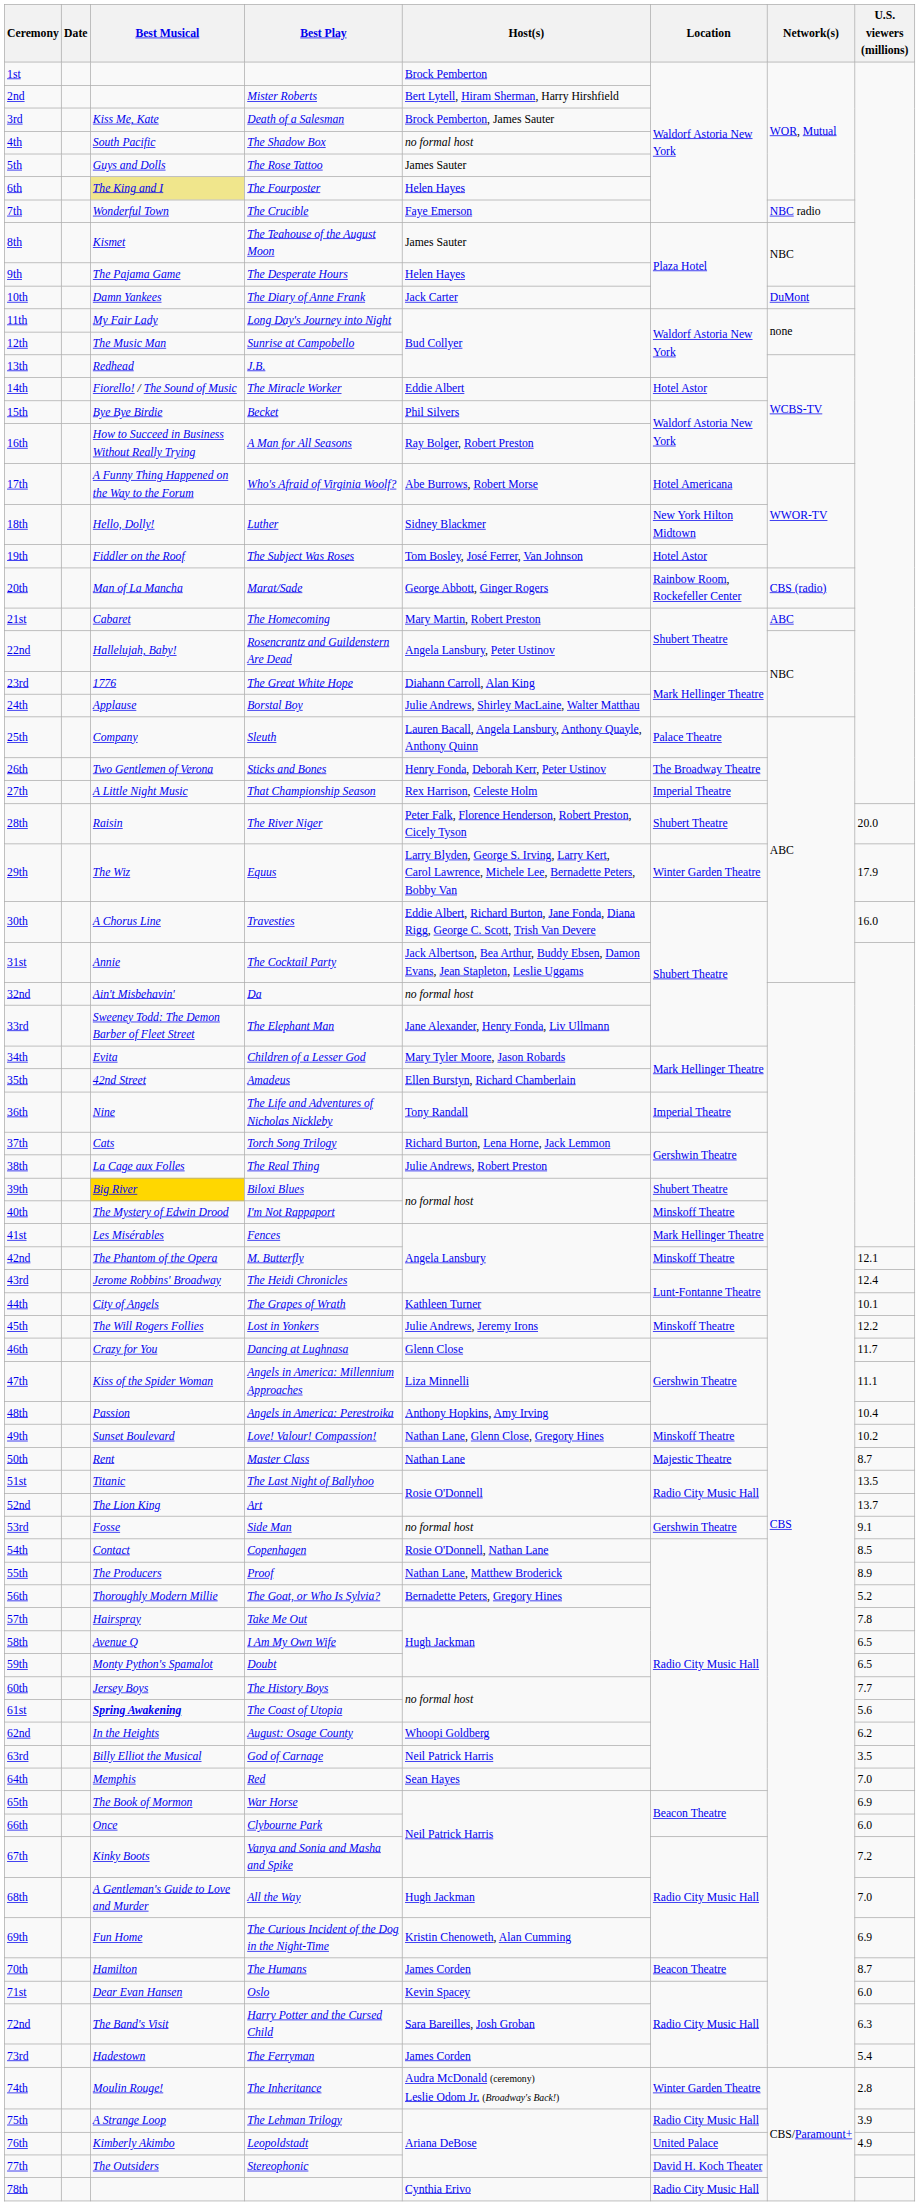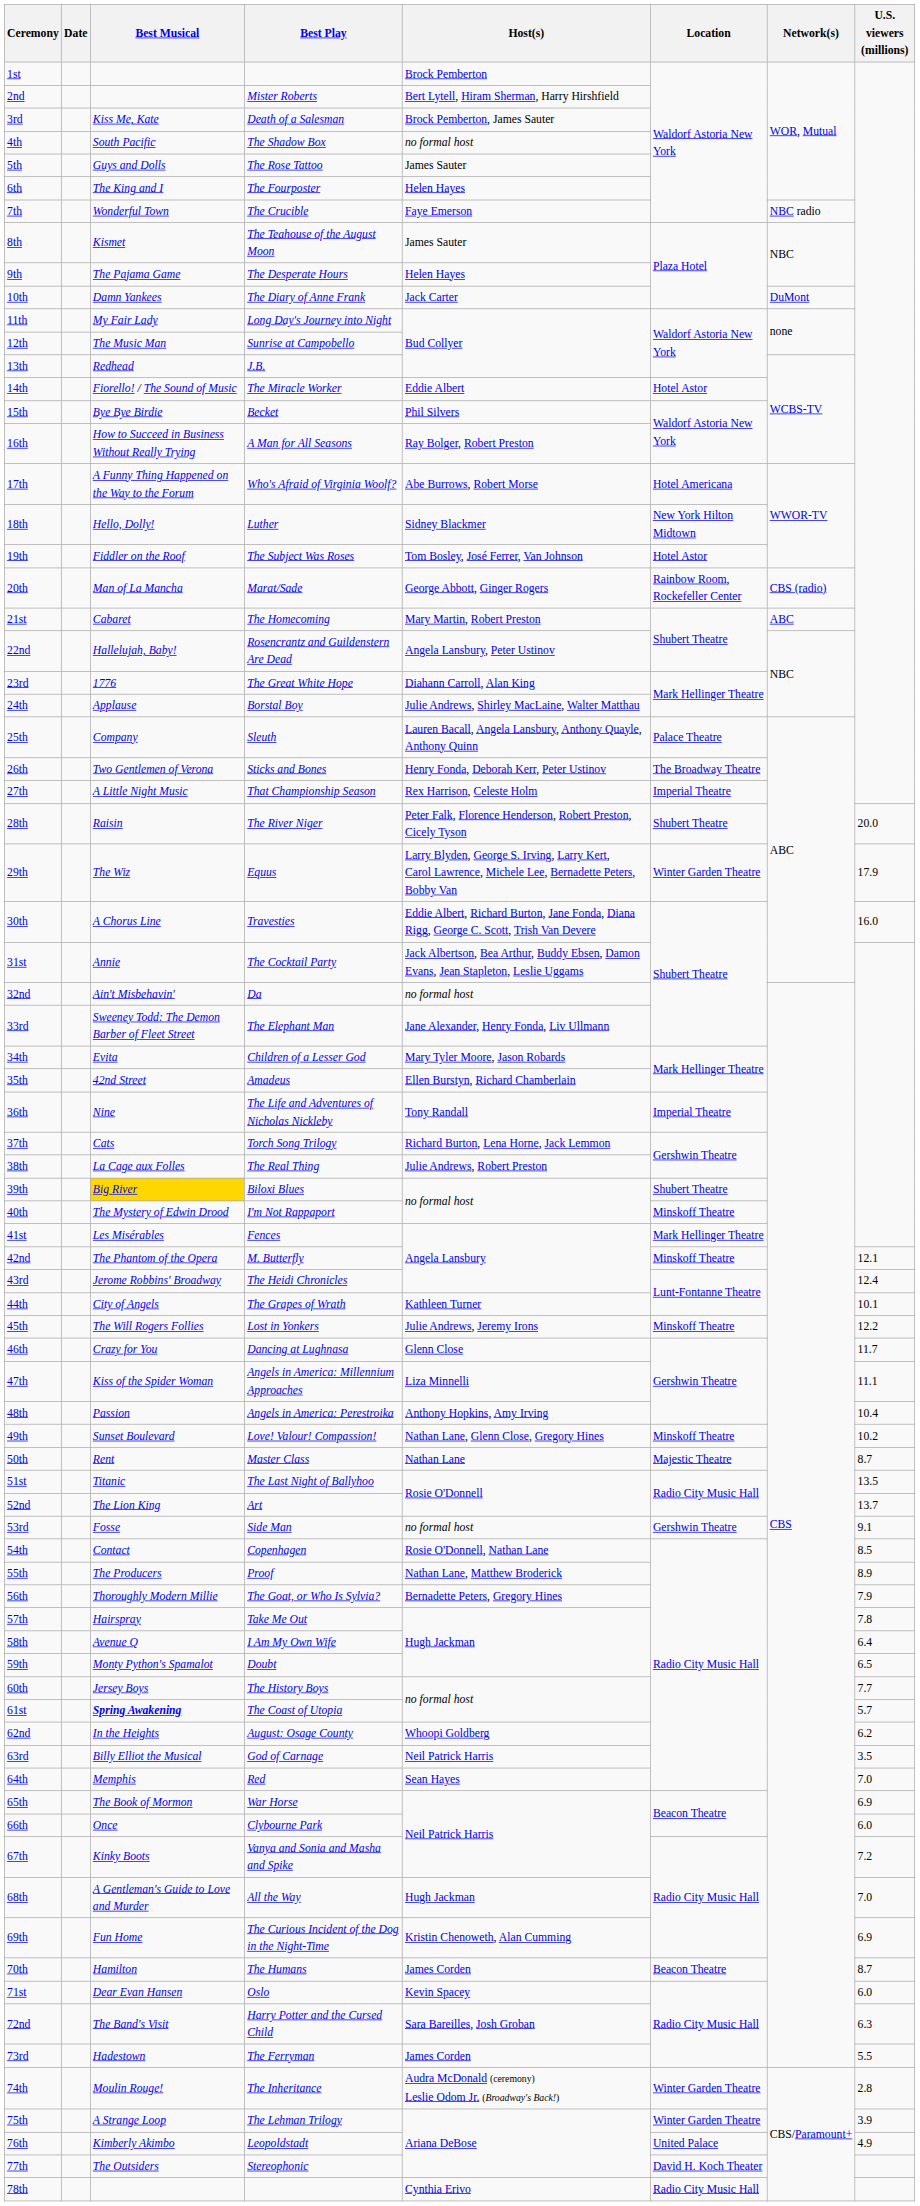(128, 188) khaki background -> (128, 188) no background
(865, 1596) 5.2 -> (865, 1596) 7.9
(865, 1642) 6.5 -> (865, 1642) 6.4
(865, 1710) 5.6 -> (865, 1710) 5.7
(865, 2055) 5.4 -> (865, 2055) 5.5
(706, 2120) Radio City Music Hall -> (707, 2120) Winter Garden Theatre
